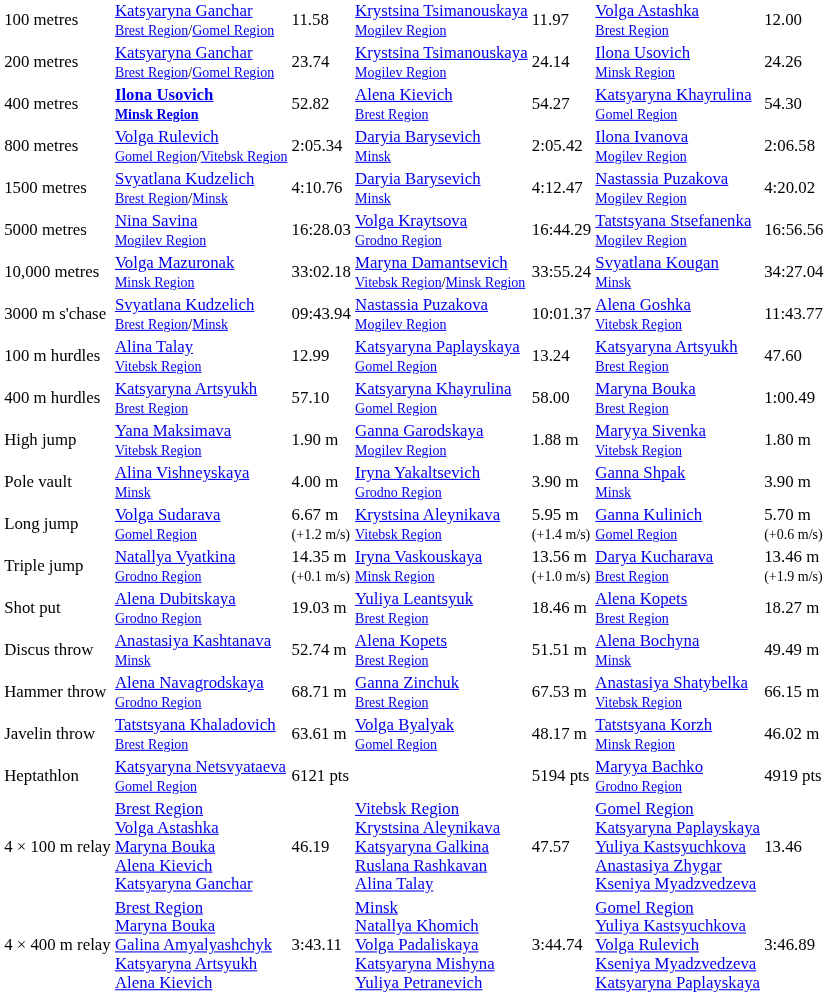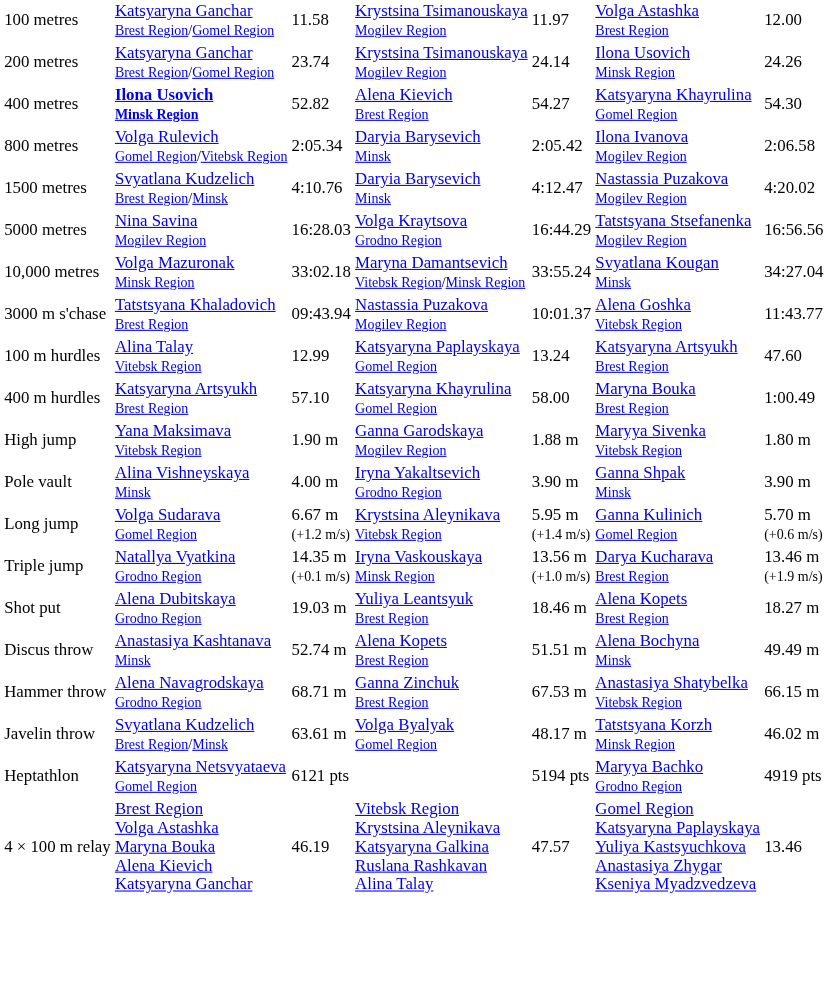(185, 314) Svyatlana Kudzelich Brest Region/Minsk -> (195, 314) Tatstsyana Khaladovich Brest Region
(195, 734) Tatstsyana Khaladovich Brest Region -> (185, 734) Svyatlana Kudzelich Brest Region/Minsk
- row: (57, 945)
